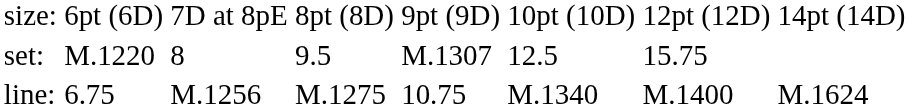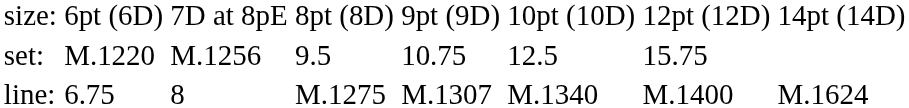(178, 55) 8 -> (216, 55) M.1256
(447, 55) M.1307 -> (434, 55) 10.75
(216, 94) M.1256 -> (178, 94) 8
(434, 94) 10.75 -> (447, 94) M.1307
